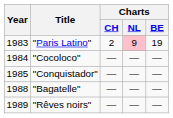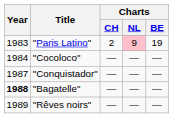(17, 74) 1985 -> (17, 74) 1987
(17, 89) normal -> (17, 89) bold
